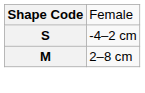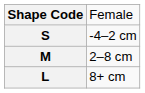+ row: (45, 77)
